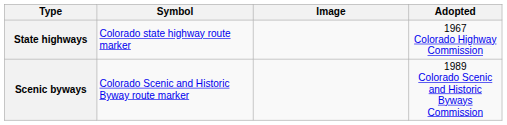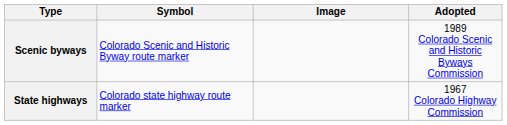rows swapped: (51, 39) <-> (51, 89)
